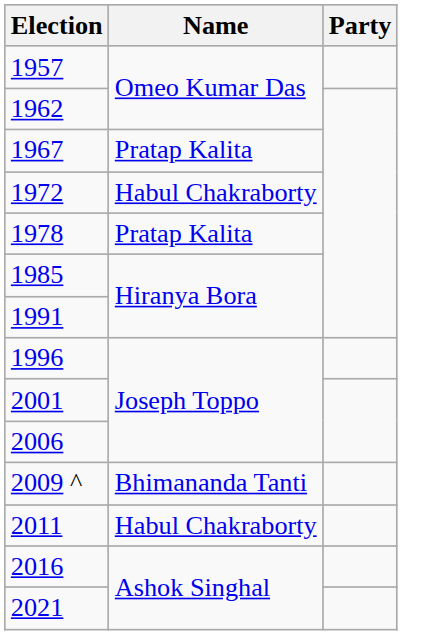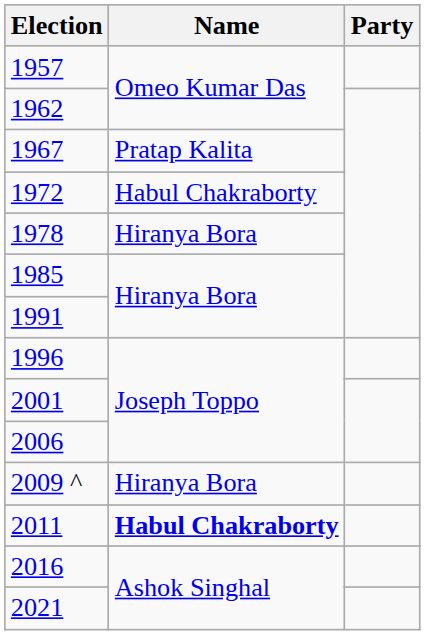(184, 233) Pratap Kalita -> (186, 233) Hiranya Bora
(211, 483) Bhimananda Tanti -> (186, 483) Hiranya Bora
(216, 524) normal -> (227, 524) bold
